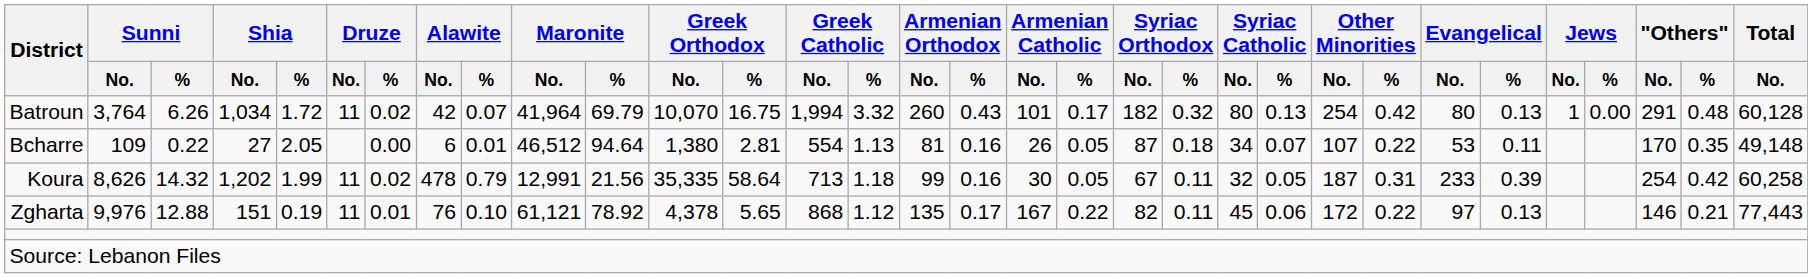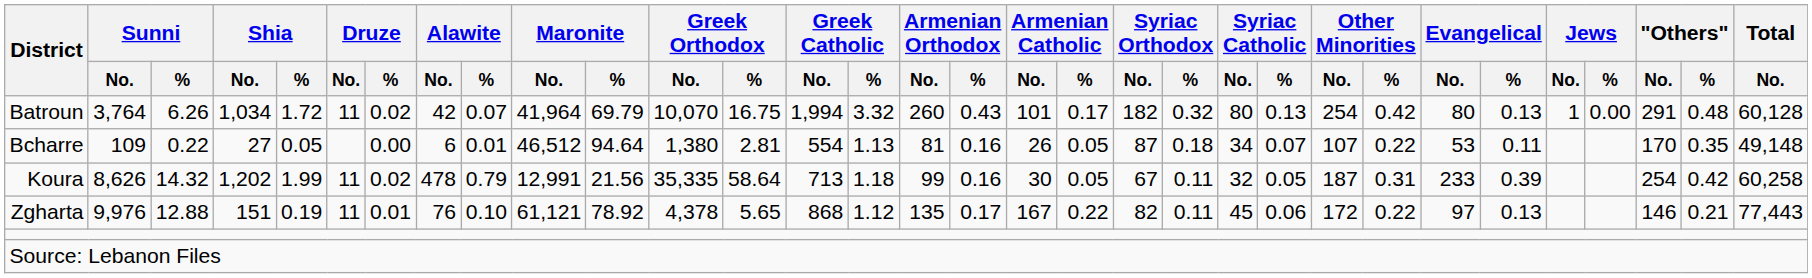(302, 145) 2.05 -> (302, 145) 0.05
